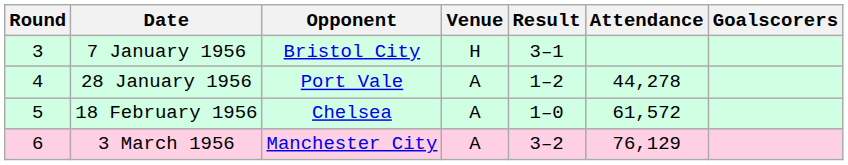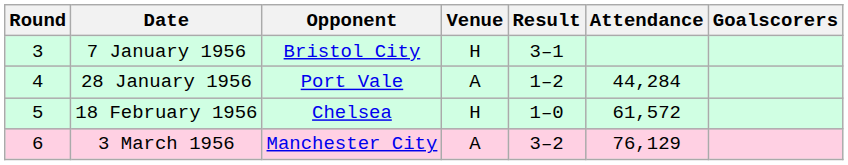(647, 82) 44,278 -> (647, 82) 44,284
(475, 113) A -> (475, 113) H
